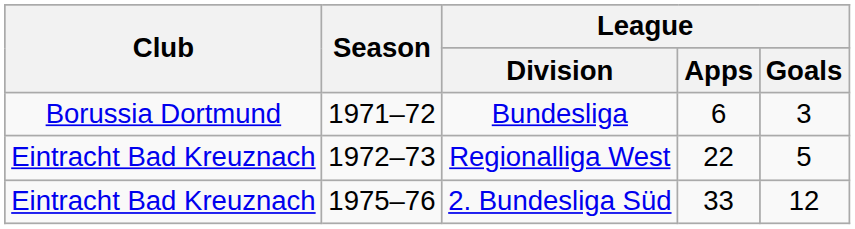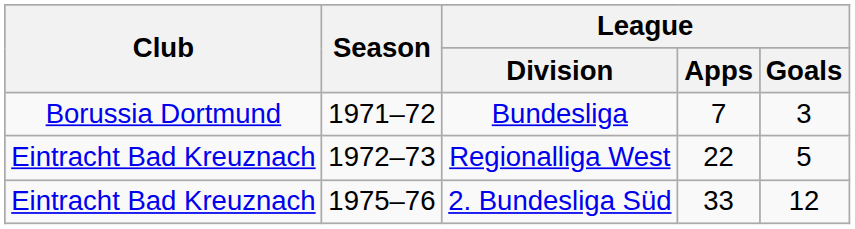(719, 113) 6 -> (719, 113) 7
